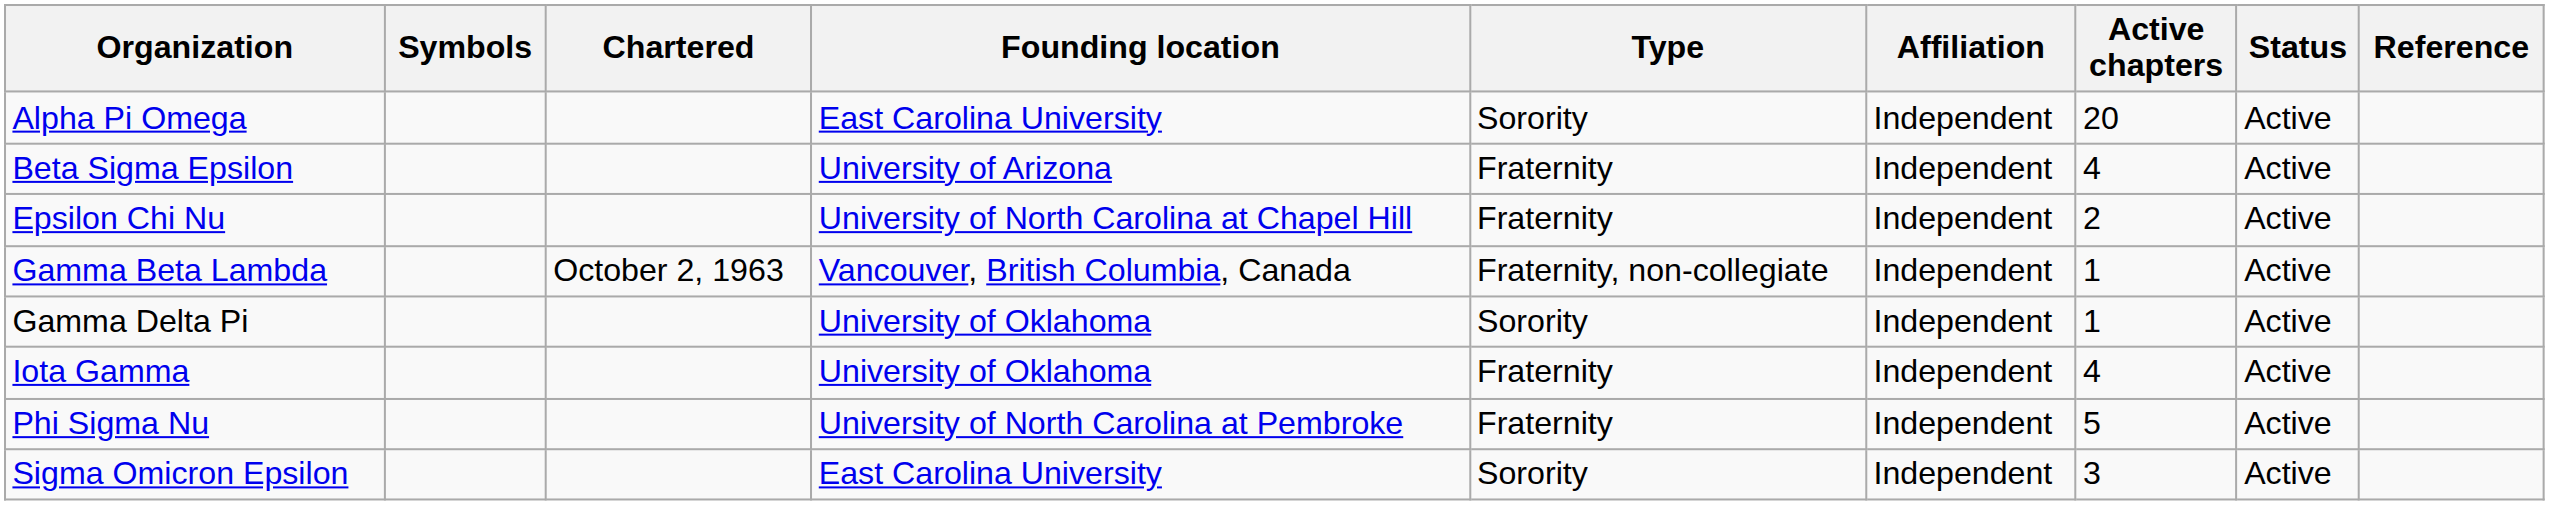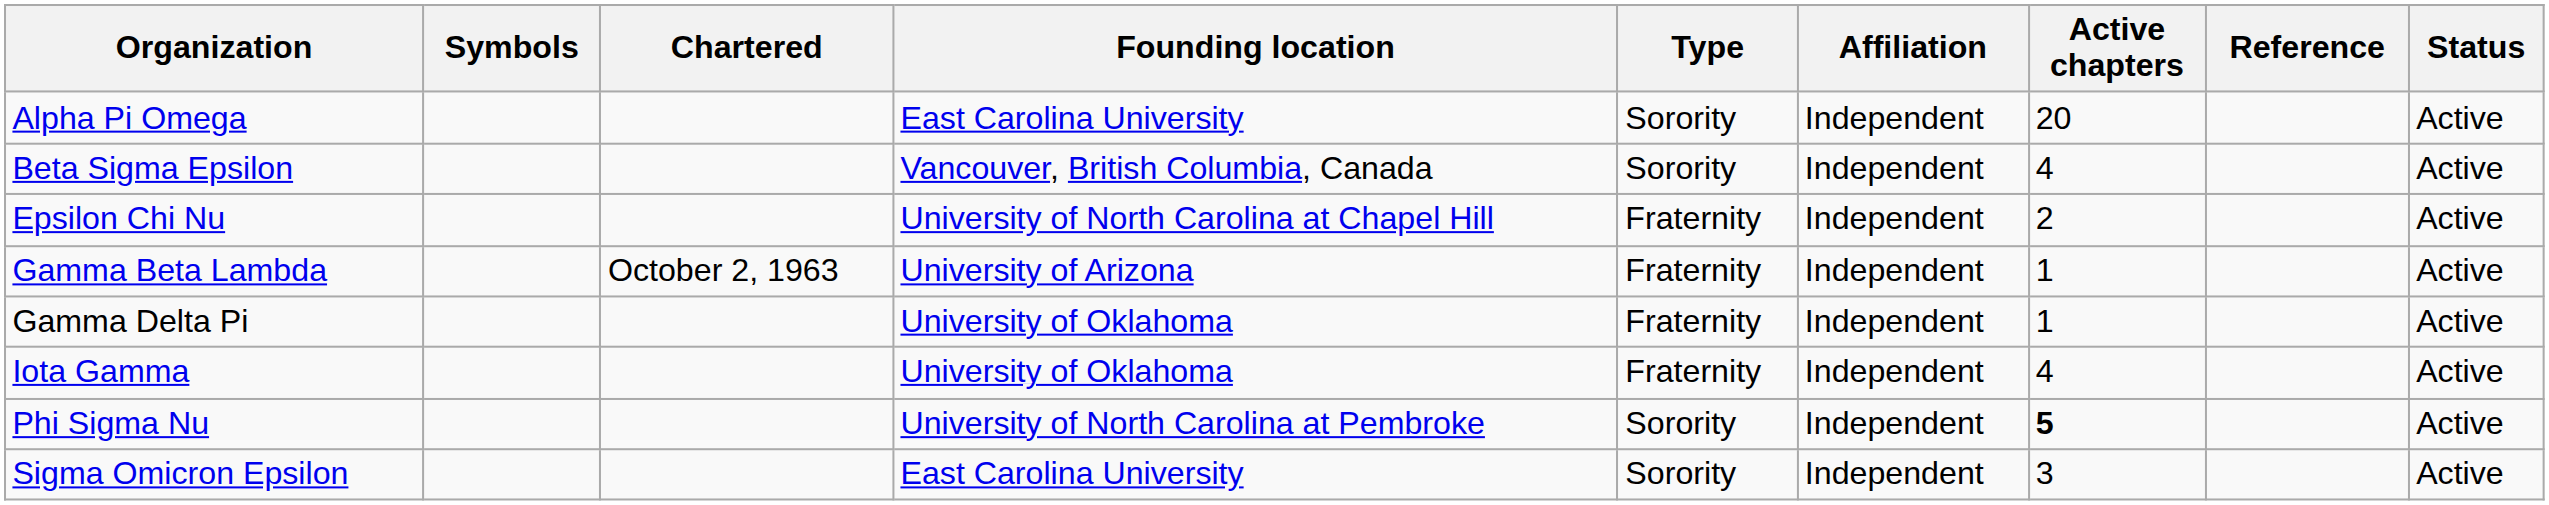columns swapped: (2298, 48) <-> (2451, 48)
(965, 168) University of Arizona -> (1167, 168) Vancouver, British Columbia, Canada
(1545, 168) Fraternity -> (1681, 168) Sorority
(1085, 270) Vancouver, British Columbia, Canada -> (1047, 270) University of Arizona
(1653, 270) Fraternity, non-collegiate -> (1693, 270) Fraternity
(1532, 321) Sorority -> (1693, 321) Fraternity
(1545, 423) Fraternity -> (1681, 423) Sorority
(2092, 423) normal -> (2045, 423) bold
